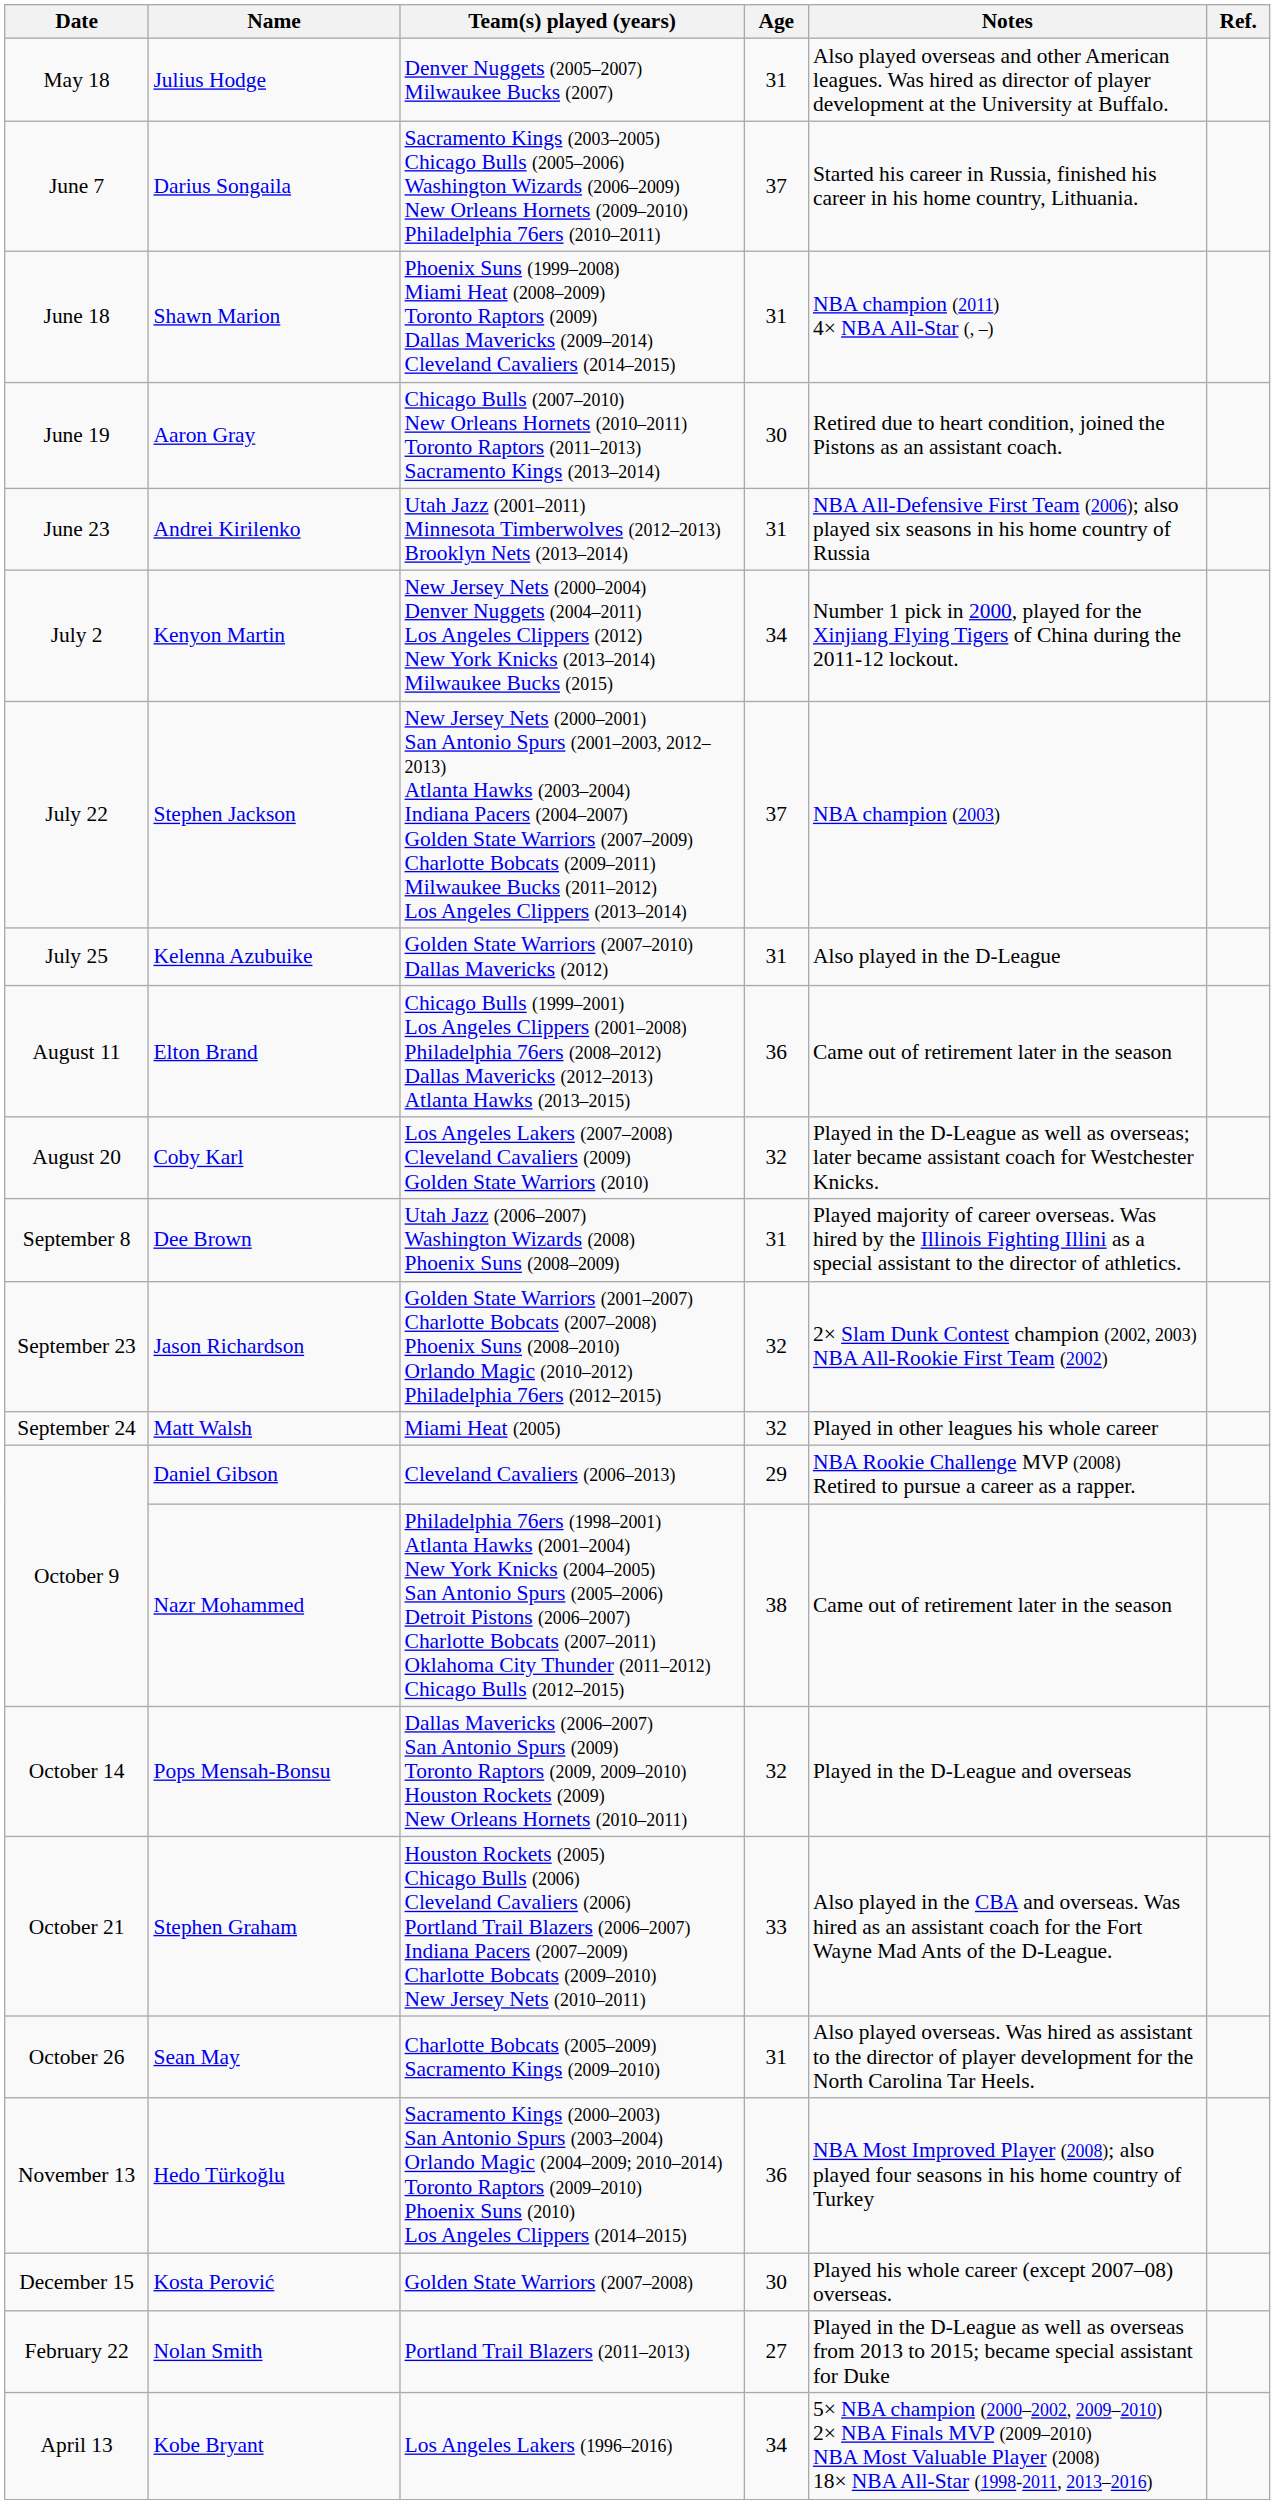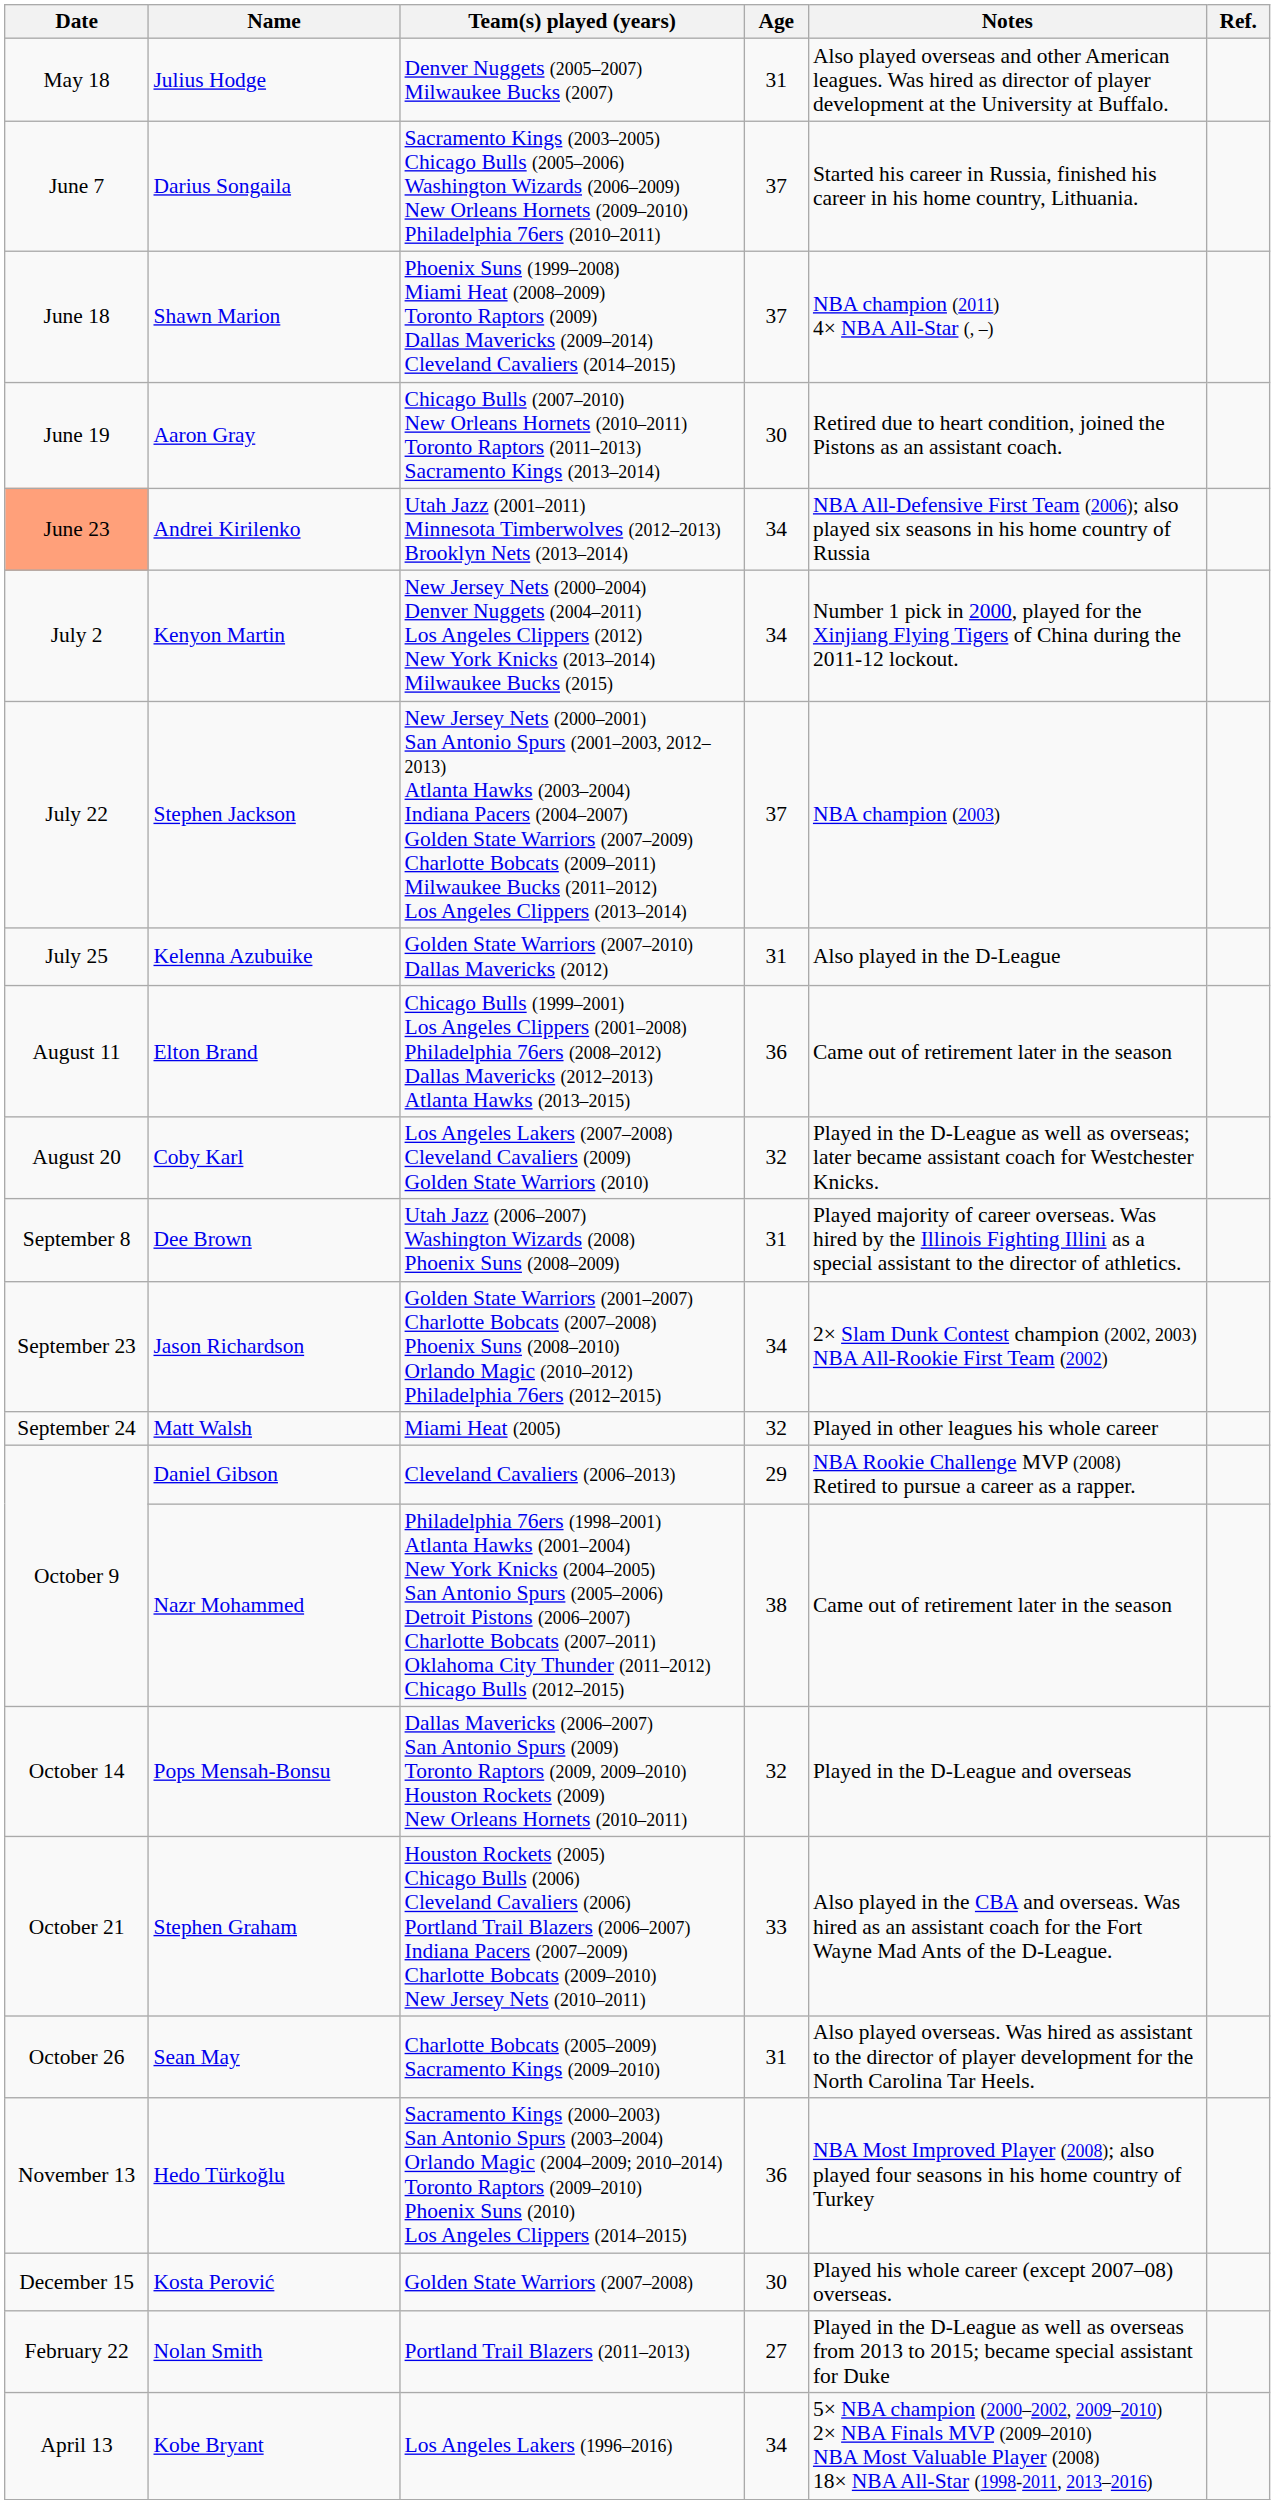(776, 316) 31 -> (776, 316) 37
(77, 529) no background -> (77, 529) lightsalmon background
(776, 529) 31 -> (776, 529) 34
(776, 1346) 32 -> (776, 1346) 34
